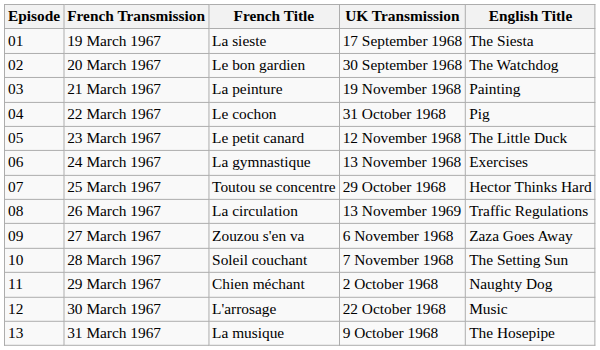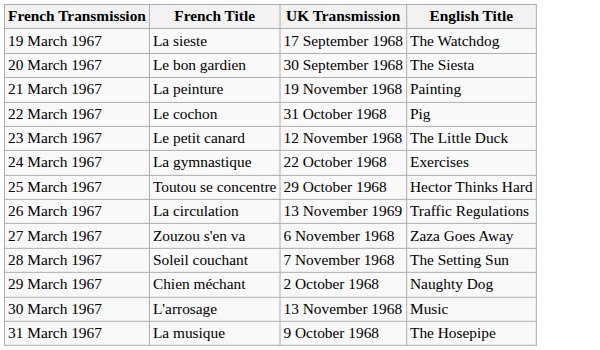- column: (34, 16)
(501, 41) The Siesta -> (455, 41) The Watchdog
(514, 65) The Watchdog -> (442, 65) The Siesta
(402, 162) 13 November 1968 -> (335, 162) 22 October 1968
(394, 308) 22 October 1968 -> (343, 308) 13 November 1968
